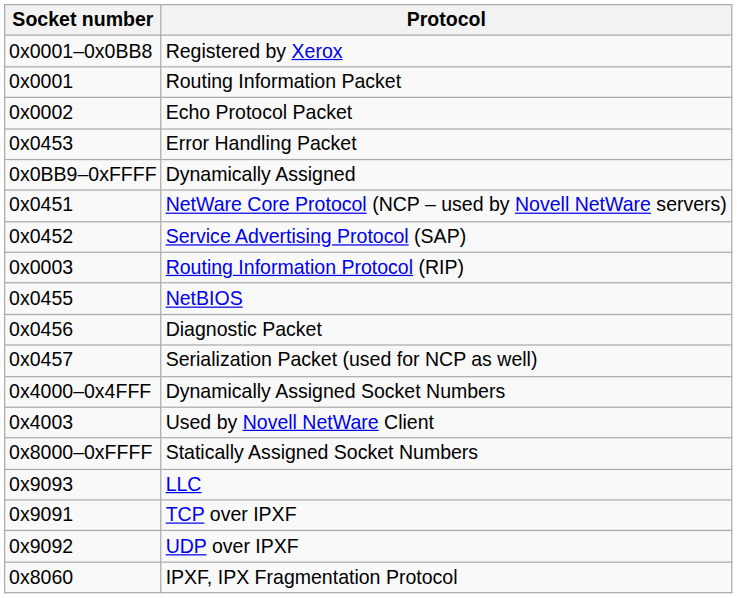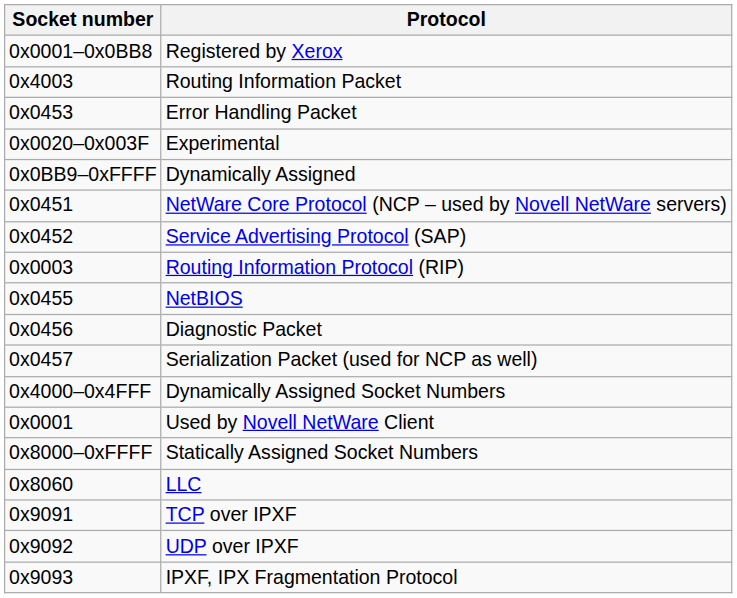(41, 81) 0x0001 -> (41, 81) 0x4003
- row: (259, 112)
+ row: (223, 143)
(41, 422) 0x4003 -> (41, 422) 0x0001
(41, 484) 0x9093 -> (41, 484) 0x8060
(41, 577) 0x8060 -> (41, 577) 0x9093
